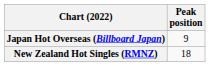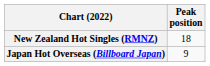rows swapped: (86, 38) <-> (86, 54)
